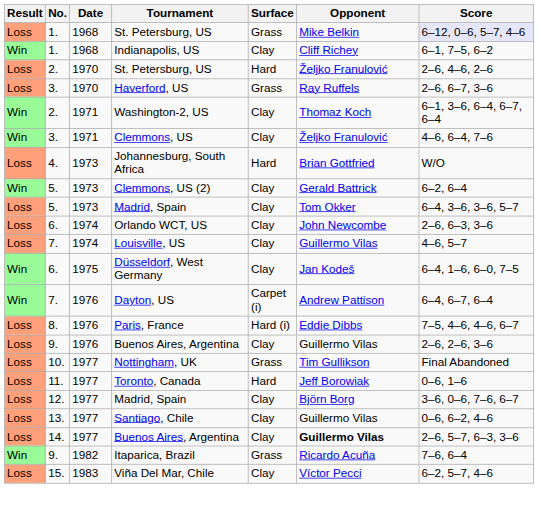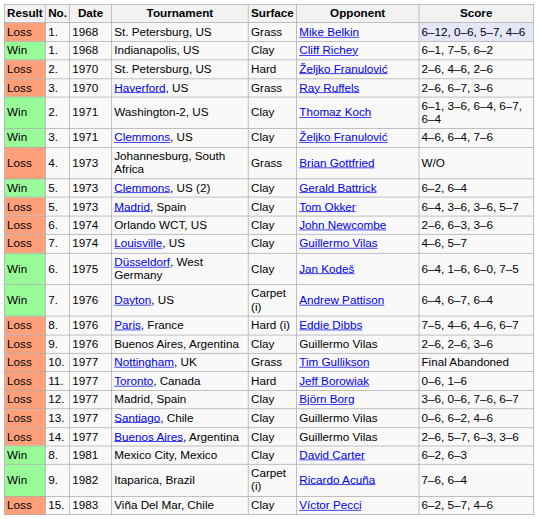(264, 163) Hard -> (267, 163) Grass
(342, 436) bold -> (338, 436) normal
+ row: (53, 455)
(267, 455) Grass -> (269, 480) Carpet (i)
